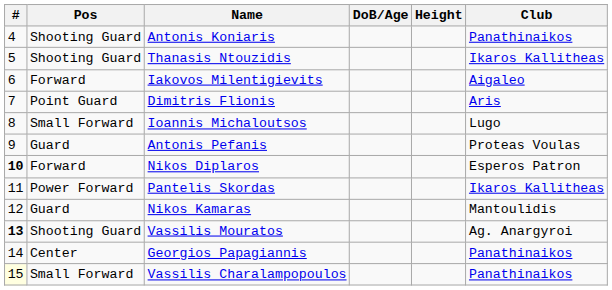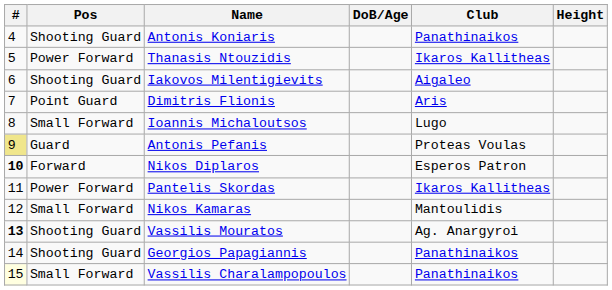columns swapped: (439, 15) <-> (537, 15)
(86, 59) Shooting Guard -> (82, 59) Power Forward
(58, 80) Forward -> (86, 80) Shooting Guard
(12, 145) no background -> (12, 145) khaki background
(50, 210) Guard -> (82, 210) Small Forward
(54, 253) Center -> (86, 253) Shooting Guard
